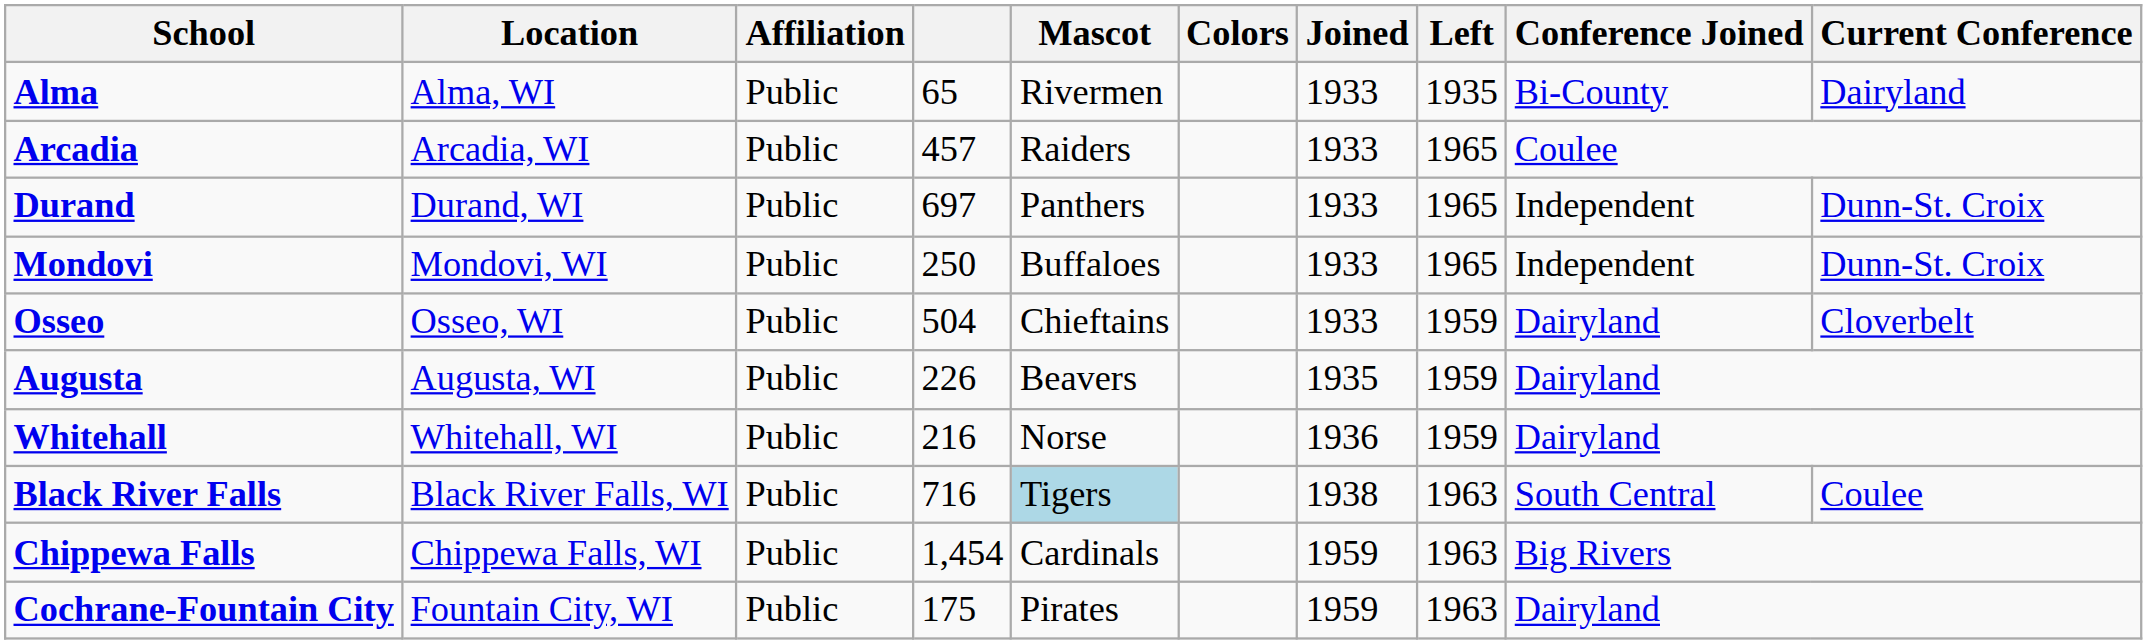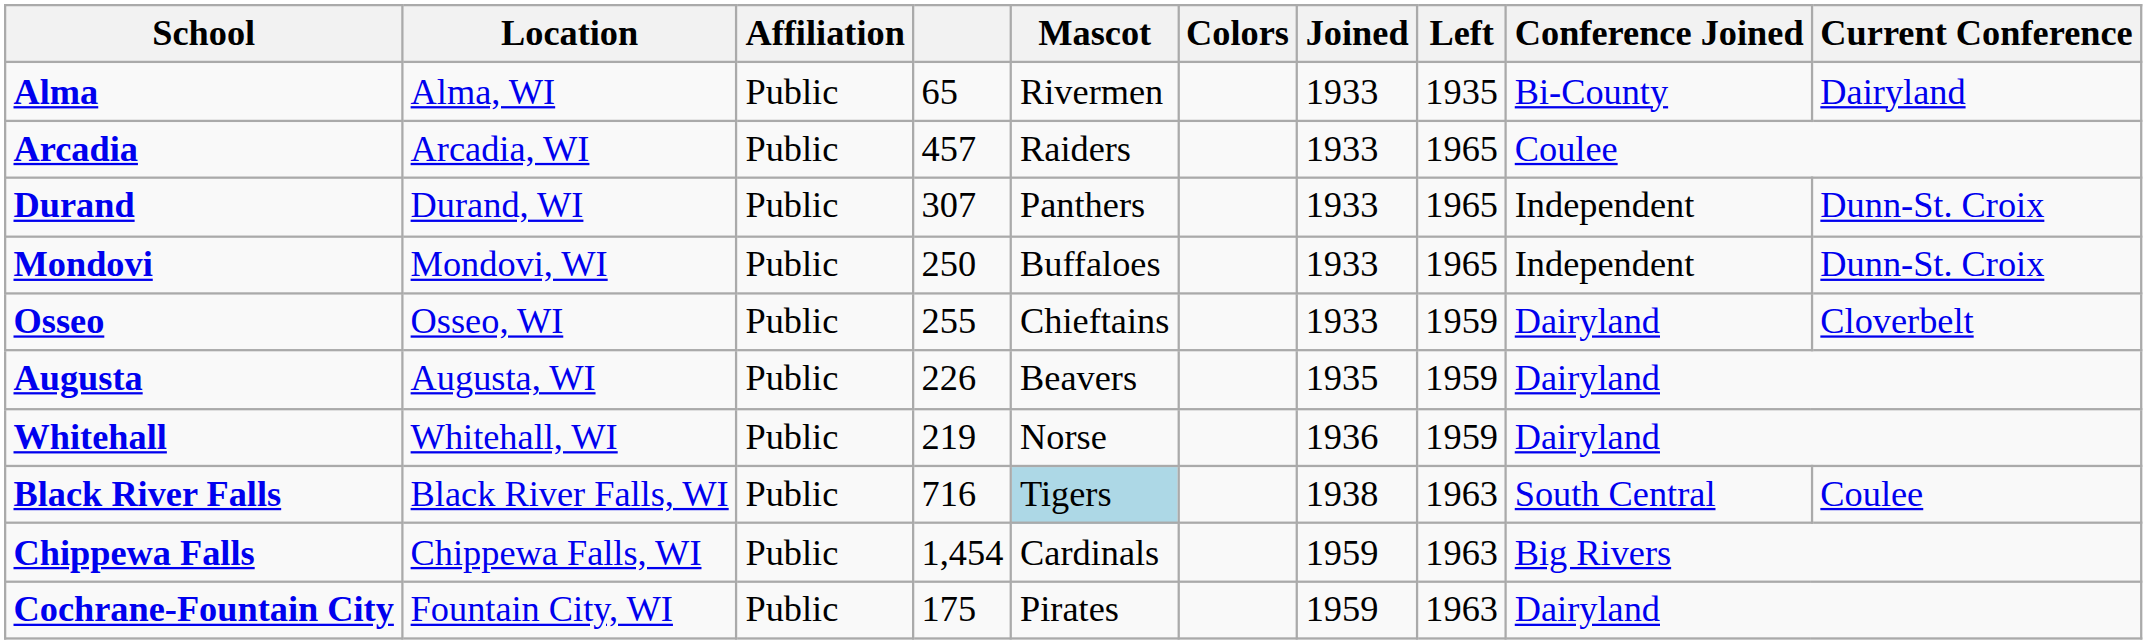(949, 206) 697 -> (949, 206) 307
(949, 321) 504 -> (949, 321) 255
(949, 436) 216 -> (949, 436) 219
